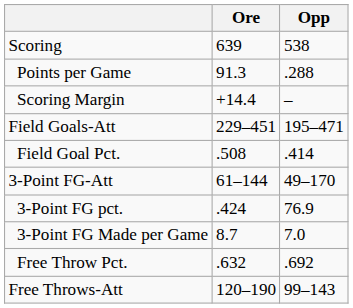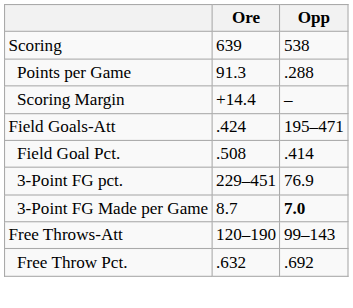(246, 126) 229–451 -> (231, 126) .424
- row: (61, 180)
(231, 208) .424 -> (246, 180) 229–451
(295, 235) normal -> (295, 208) bold
rows swapped: (66, 289) <-> (68, 262)
